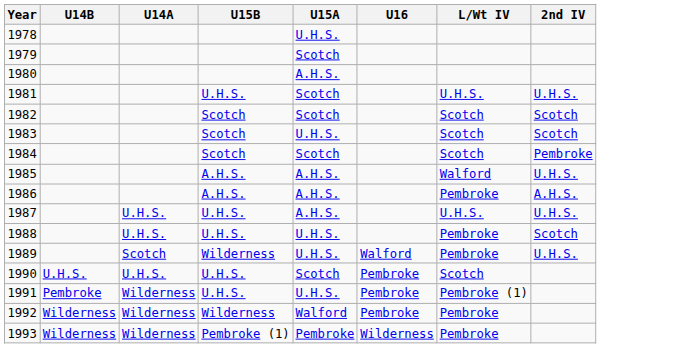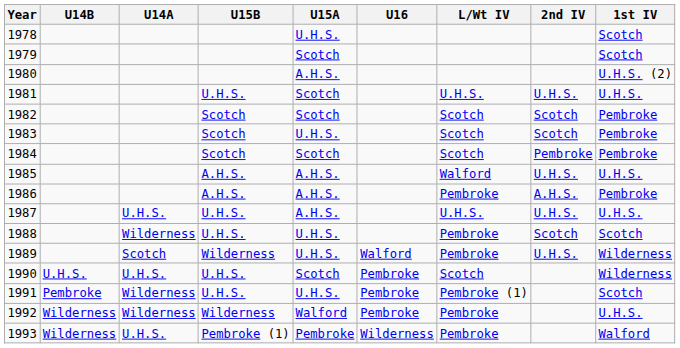+ column: (635, 14)
(144, 234) U.H.S. -> (159, 234) Wilderness
(159, 333) Wilderness -> (144, 333) U.H.S.
